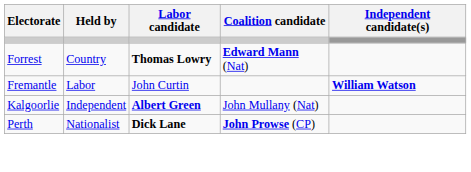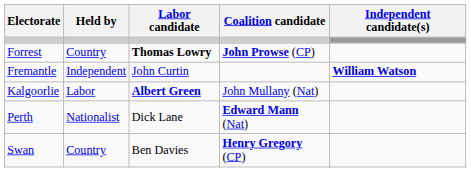(261, 59) Edward Mann (Nat) -> (269, 52) John Prowse (CP)
(81, 85) Labor -> (96, 71) Independent
(96, 104) Independent -> (81, 91) Labor
(159, 124) bold -> (157, 117) normal
(269, 124) John Prowse (CP) -> (260, 117) Edward Mann (Nat)
+ row: (21, 150)
